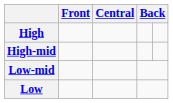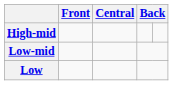- row: (31, 32)
